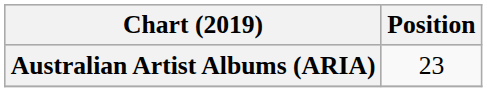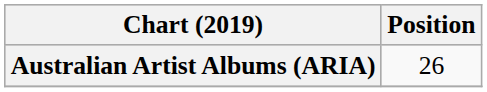(431, 65) 23 -> (431, 65) 26
